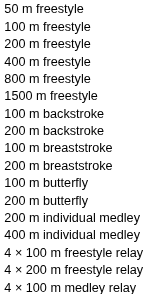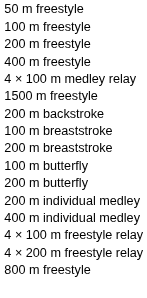rows swapped: (48, 79) <-> (70, 287)
- row: (54, 113)
